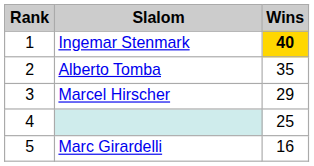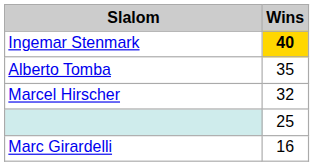- column: (30, 17)
(285, 95) 29 -> (285, 95) 32
